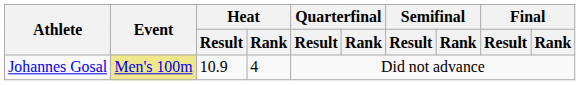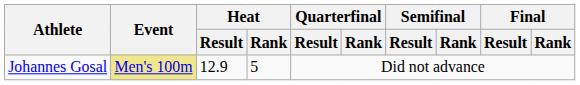(214, 67) 10.9 -> (214, 67) 12.9
(254, 67) 4 -> (254, 67) 5
